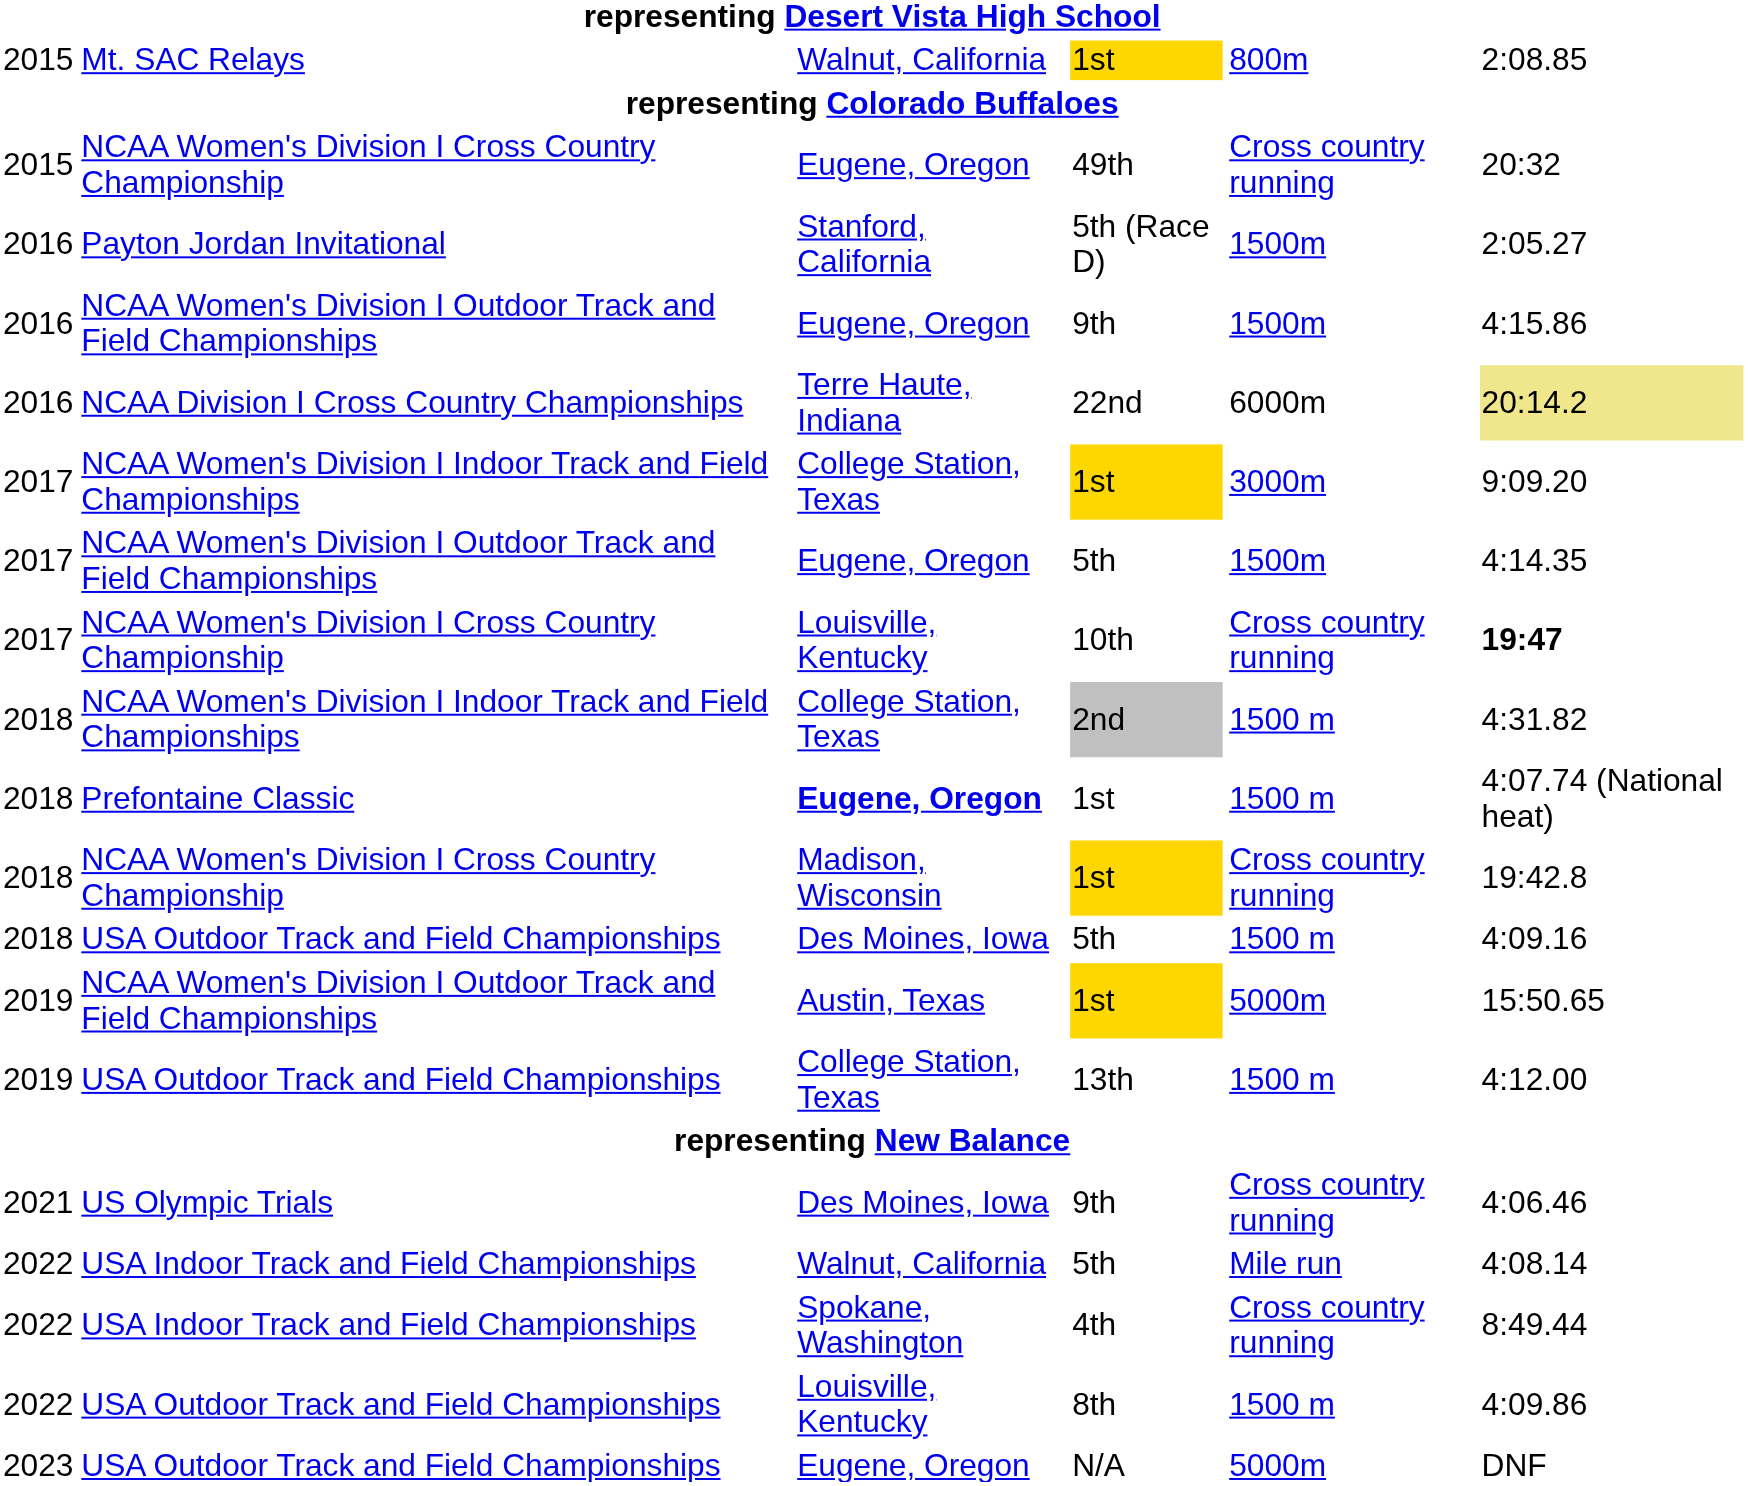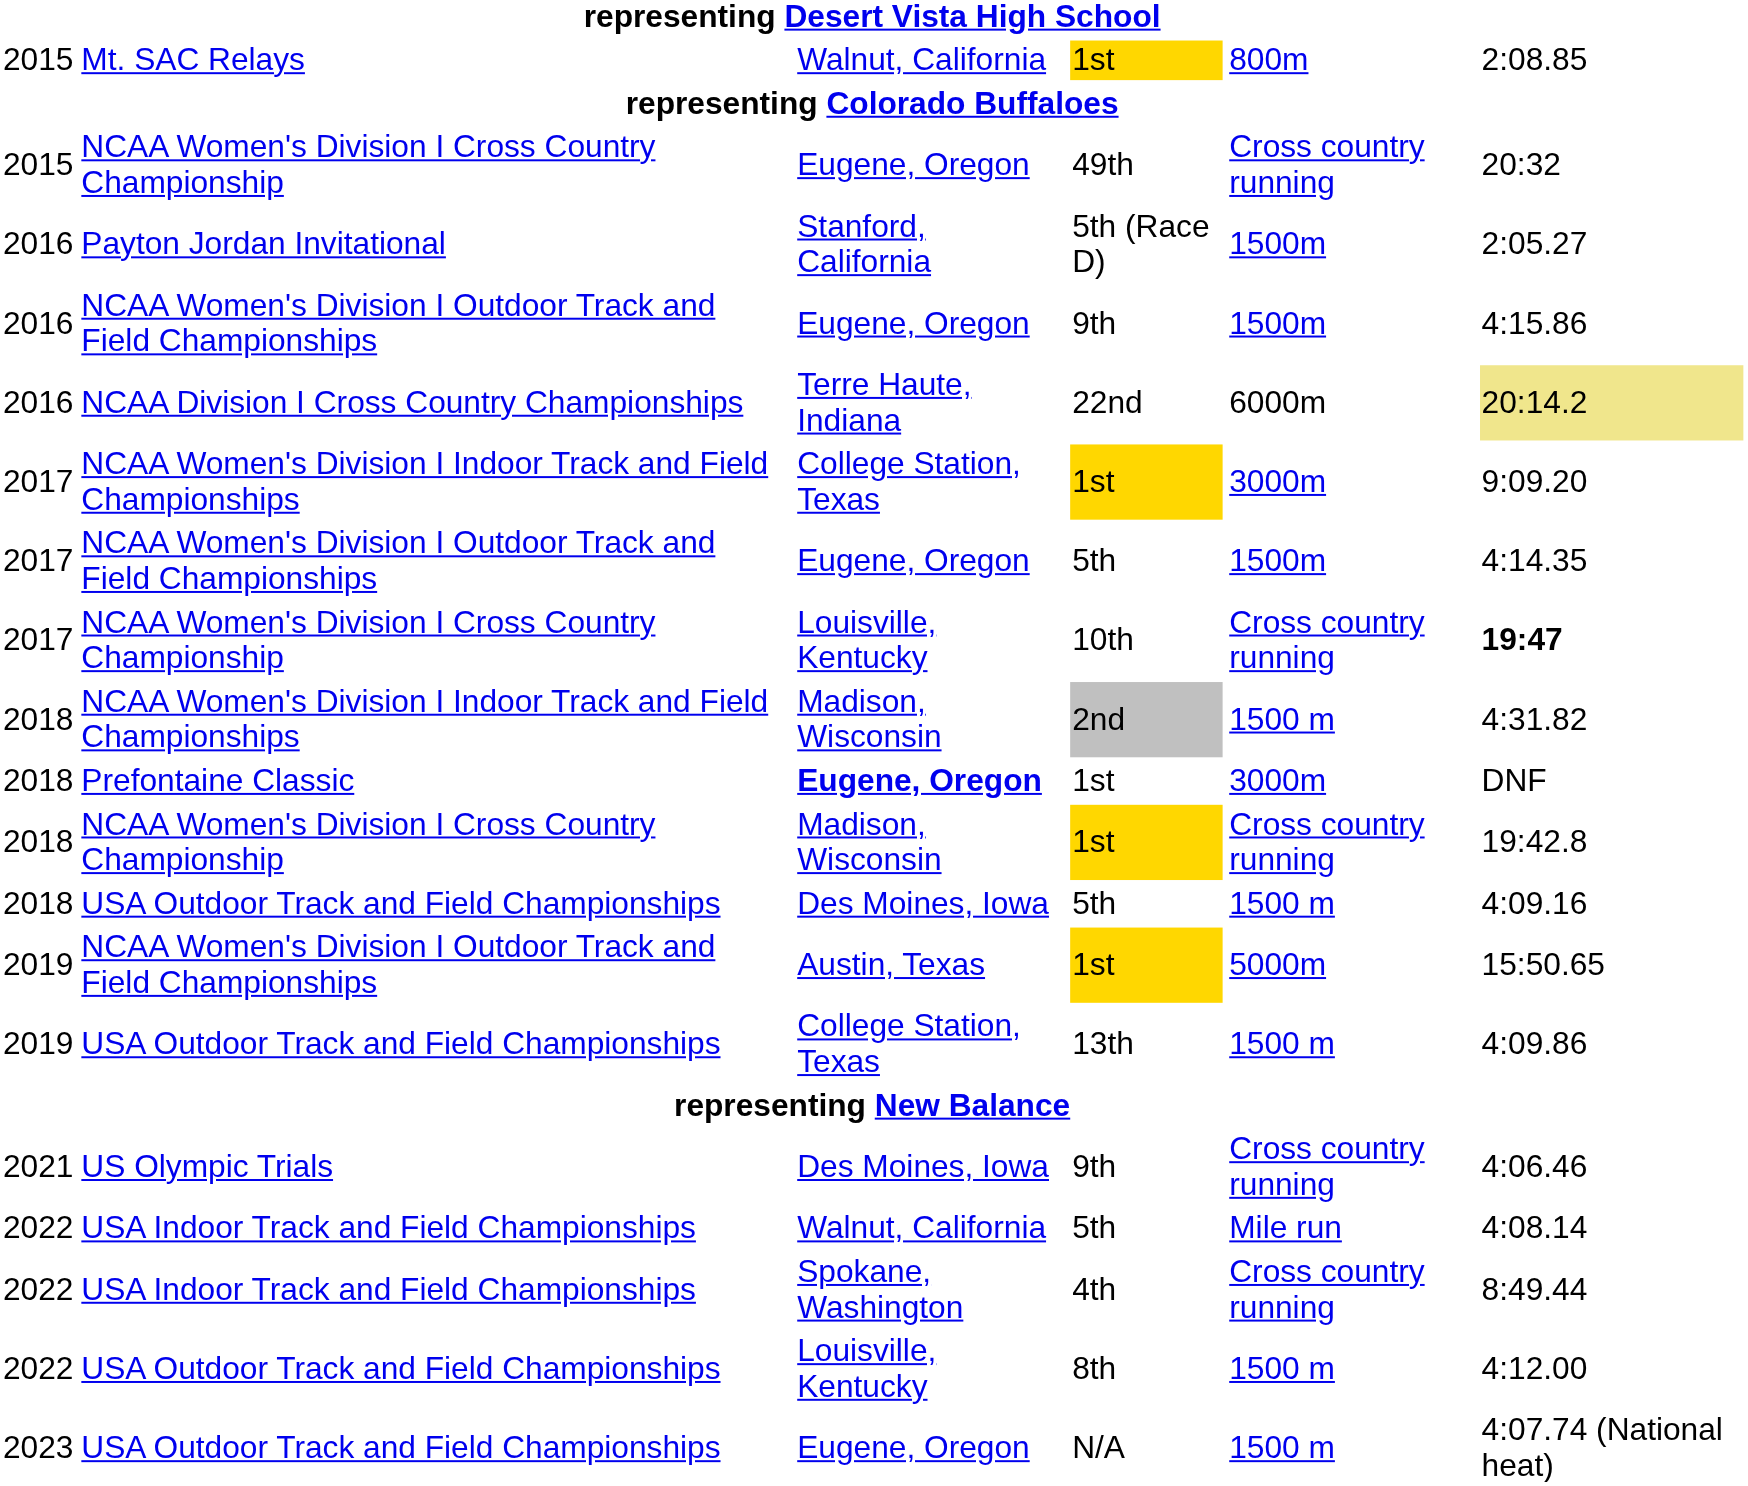(909, 719) College Station, Texas -> (869, 719) Madison, Wisconsin
(1282, 798) 1500 m -> (1278, 780) 3000m
(1602, 798) 4:07.74 (National heat) -> (1514, 780) DNF
(1534, 1079) 4:12.00 -> (1534, 1043) 4:09.86
(1534, 1404) 4:09.86 -> (1534, 1368) 4:12.00
(1278, 1465) 5000m -> (1282, 1447) 1500 m
(1514, 1465) DNF -> (1602, 1447) 4:07.74 (National heat)
